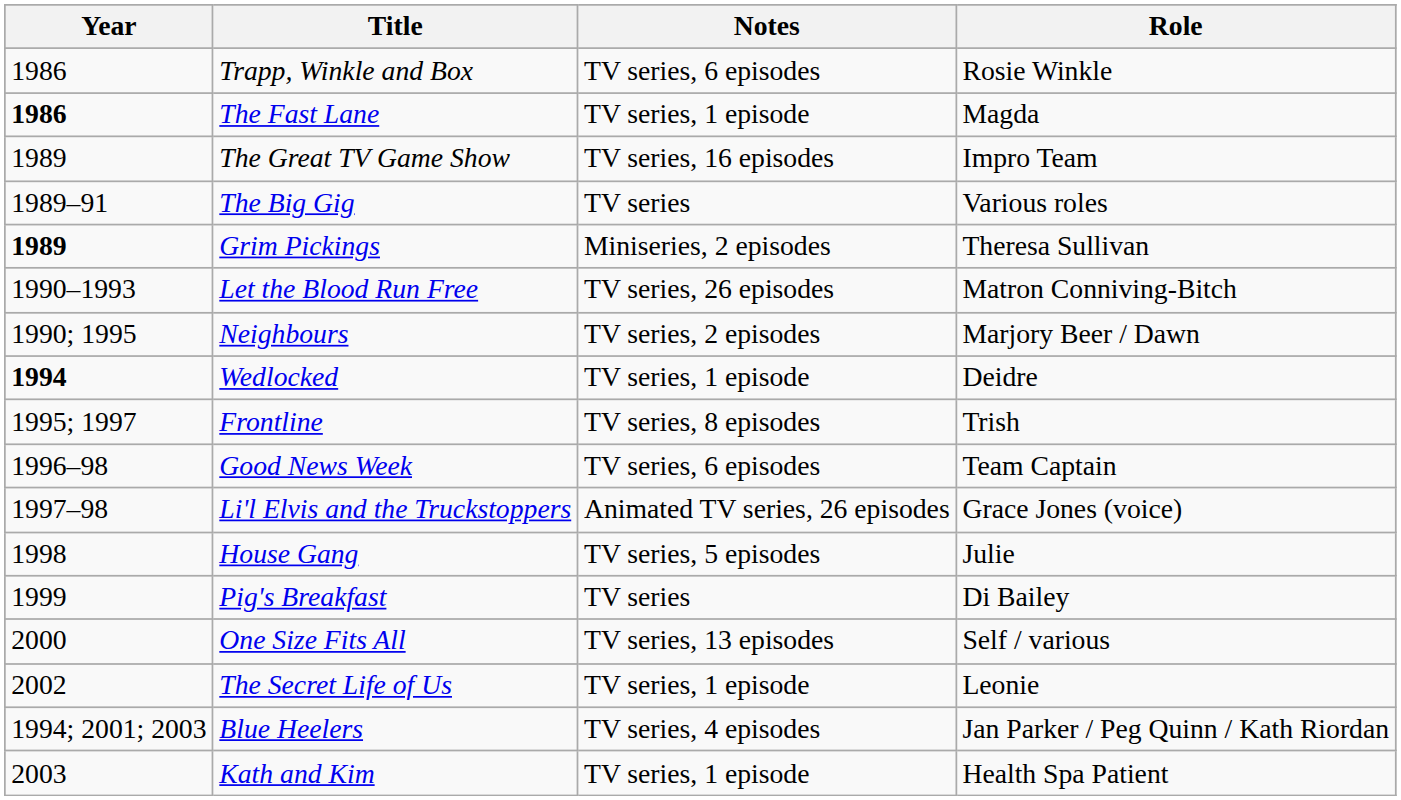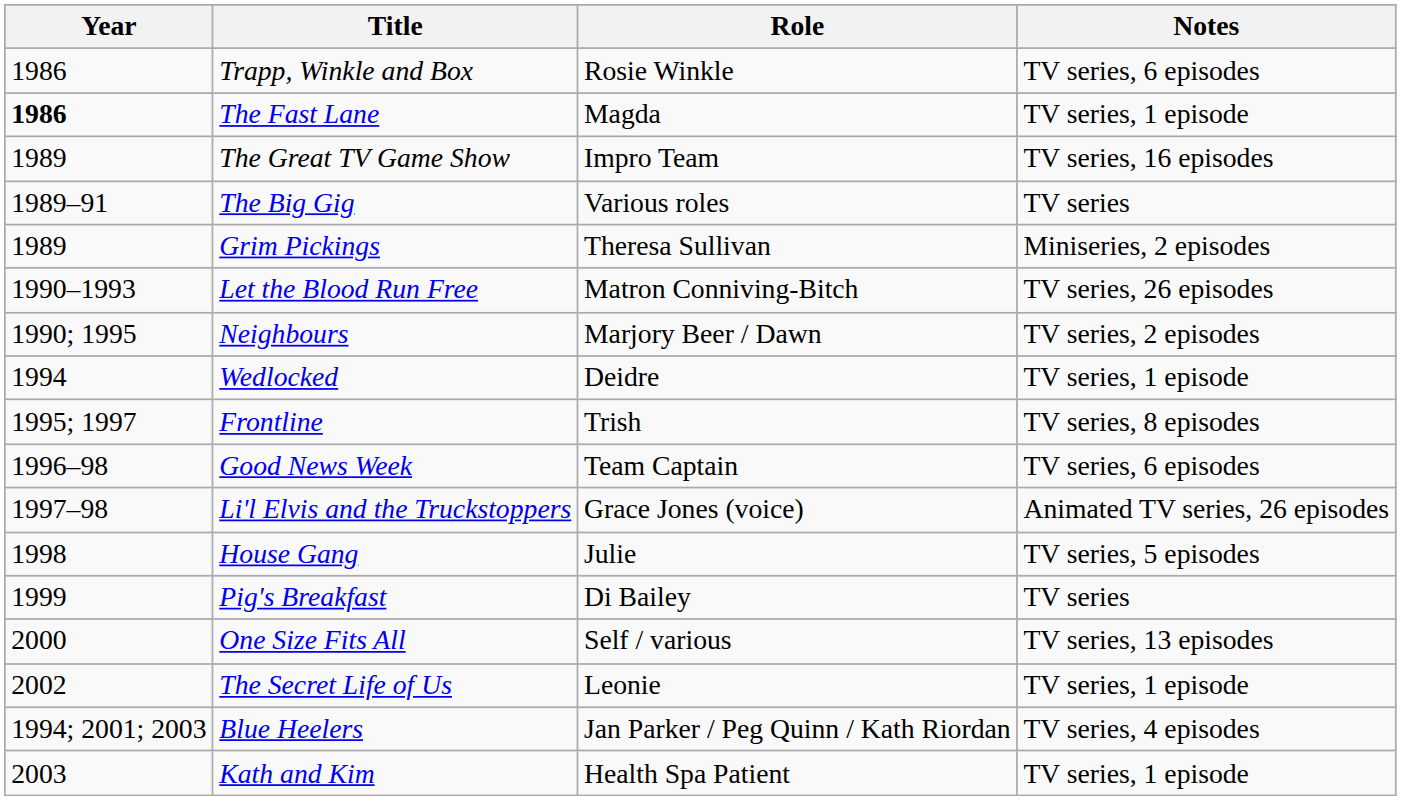columns swapped: (1176, 26) <-> (767, 26)
(39, 245) bold -> (39, 245) normal
(39, 377) bold -> (39, 377) normal
